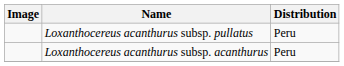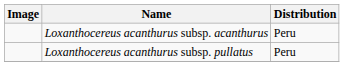rows swapped: (156, 52) <-> (149, 33)
